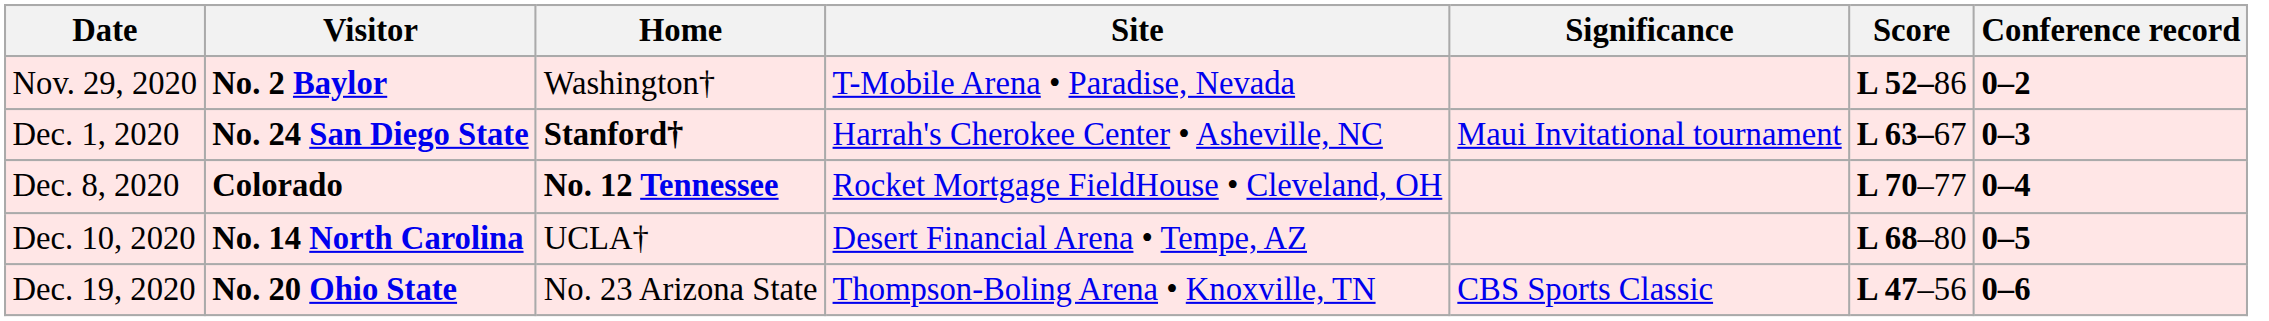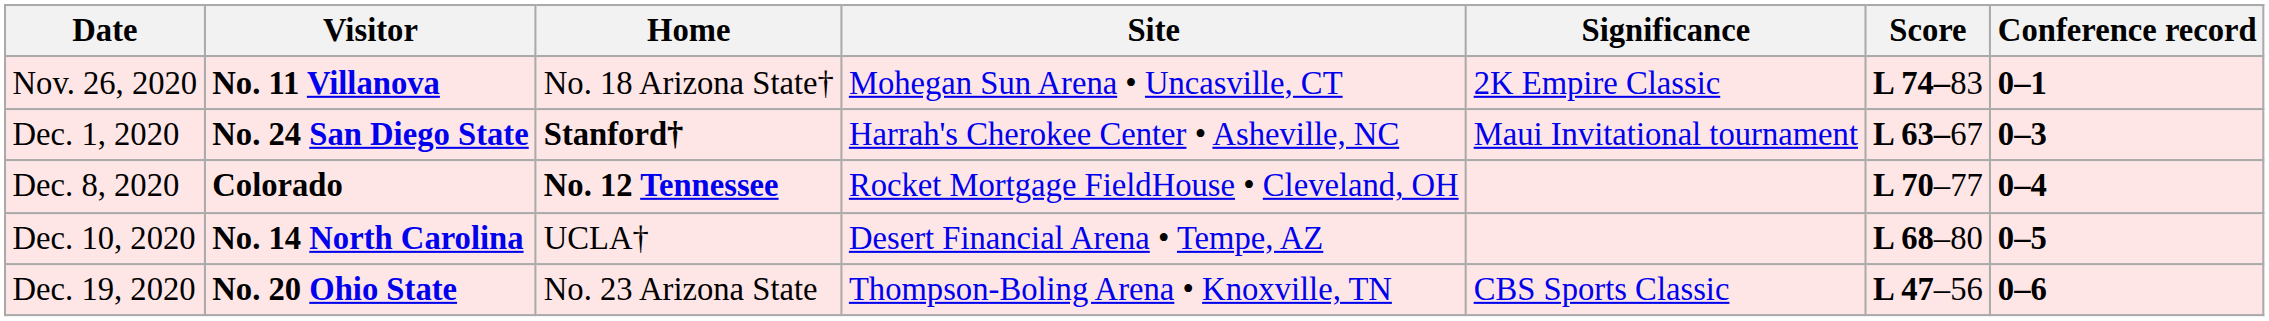+ row: (105, 82)
- row: (105, 82)
